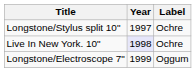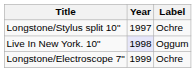(170, 43) Ochre -> (172, 43) Oggum
(172, 59) Oggum -> (170, 59) Ochre
